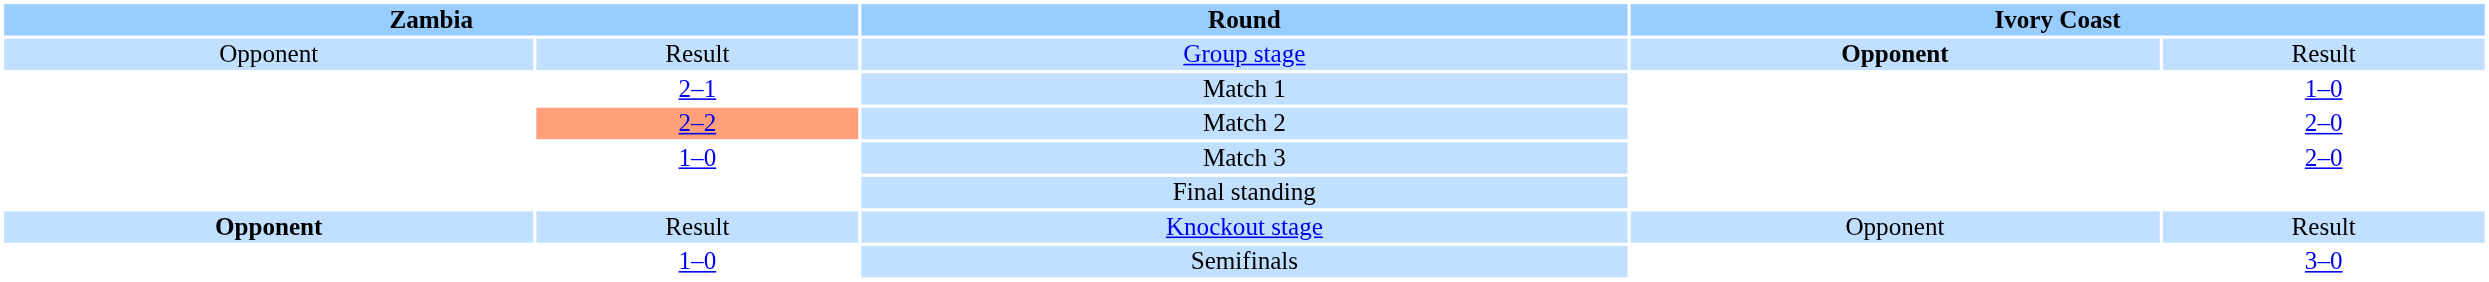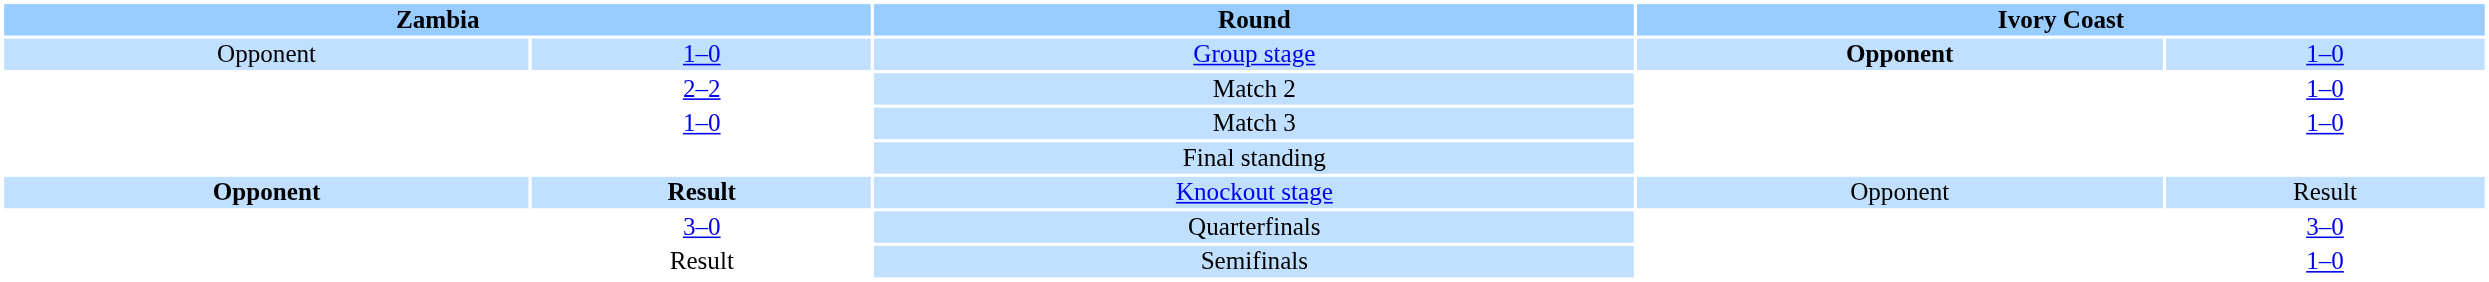(697, 54) Result -> (702, 54) 1–0
(2324, 54) Result -> (2325, 54) 1–0
- row: (1244, 88)
(697, 123) lightsalmon background -> (702, 88) no background
(2324, 123) 2–0 -> (2325, 88) 1–0
(2324, 157) 2–0 -> (2325, 123) 1–0
(697, 226) normal -> (702, 192) bold
+ row: (1254, 226)
(697, 261) 1–0 -> (702, 261) Result
(2324, 261) 3–0 -> (2325, 261) 1–0
